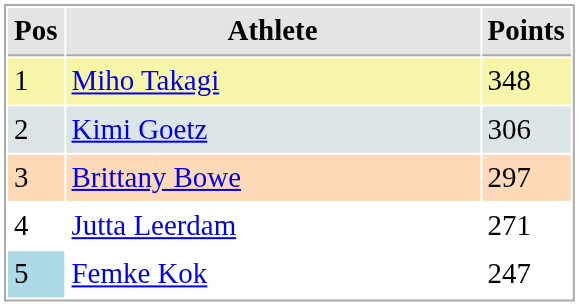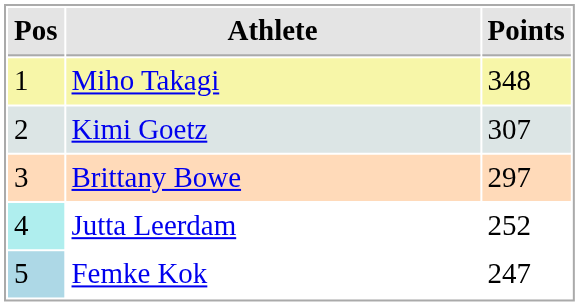(509, 129) 306 -> (509, 129) 307
(21, 225) no background -> (21, 225) paleturquoise background
(509, 225) 271 -> (509, 225) 252
